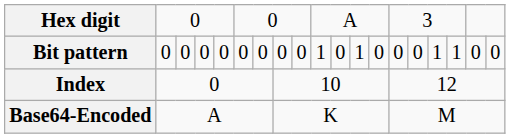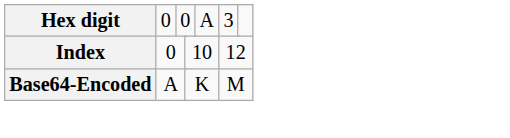- row: (80, 52)
